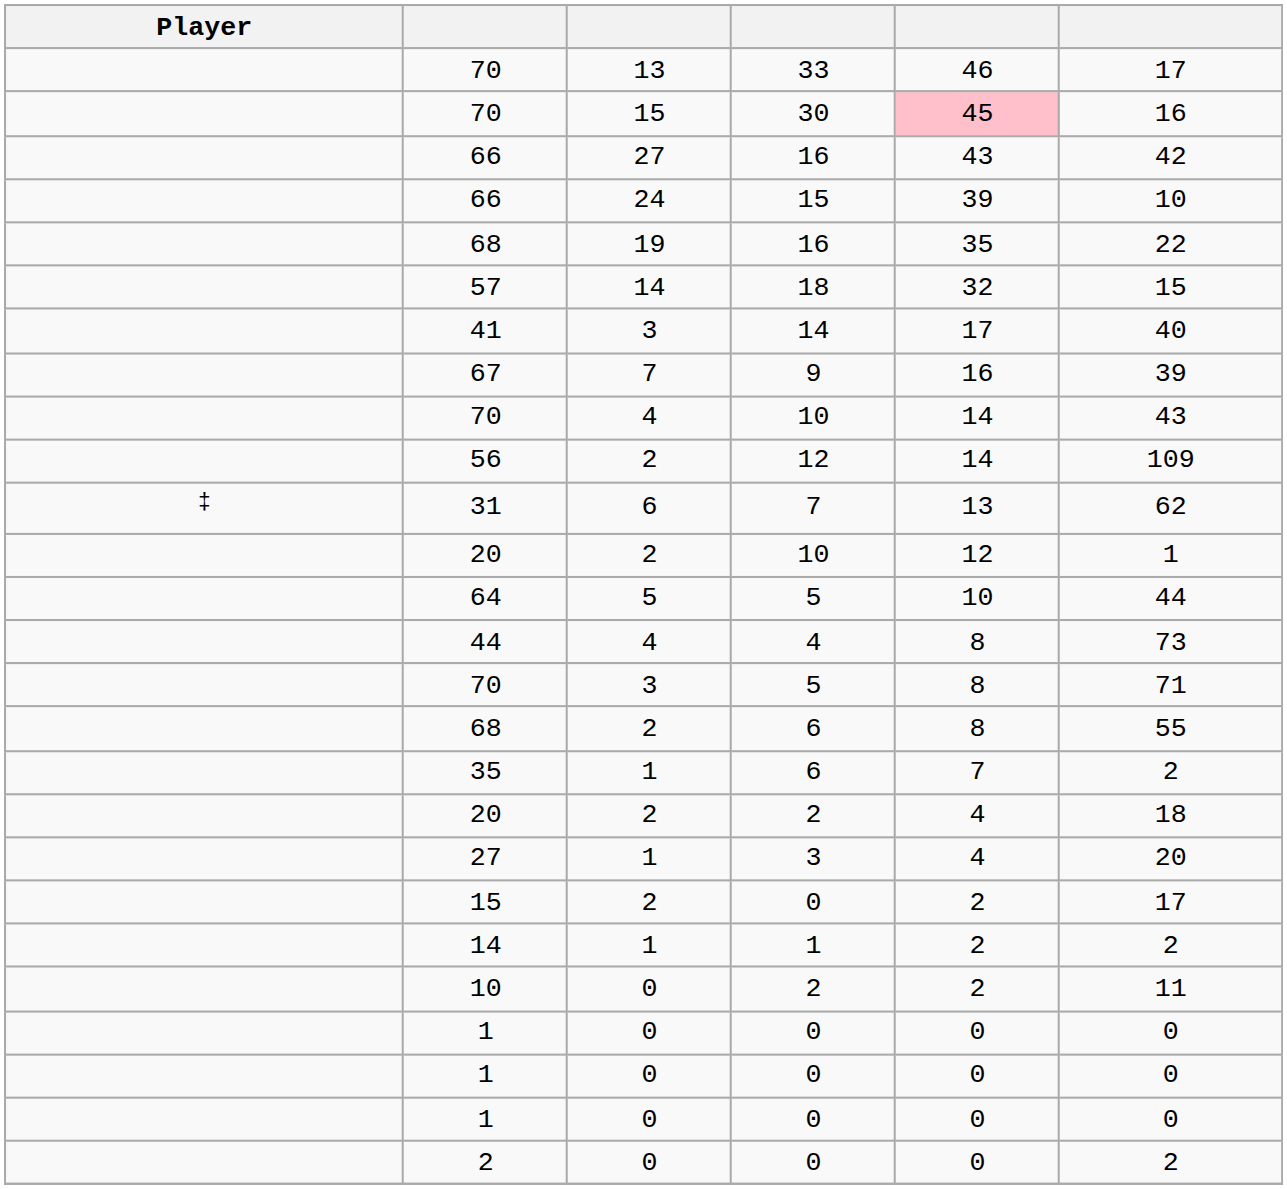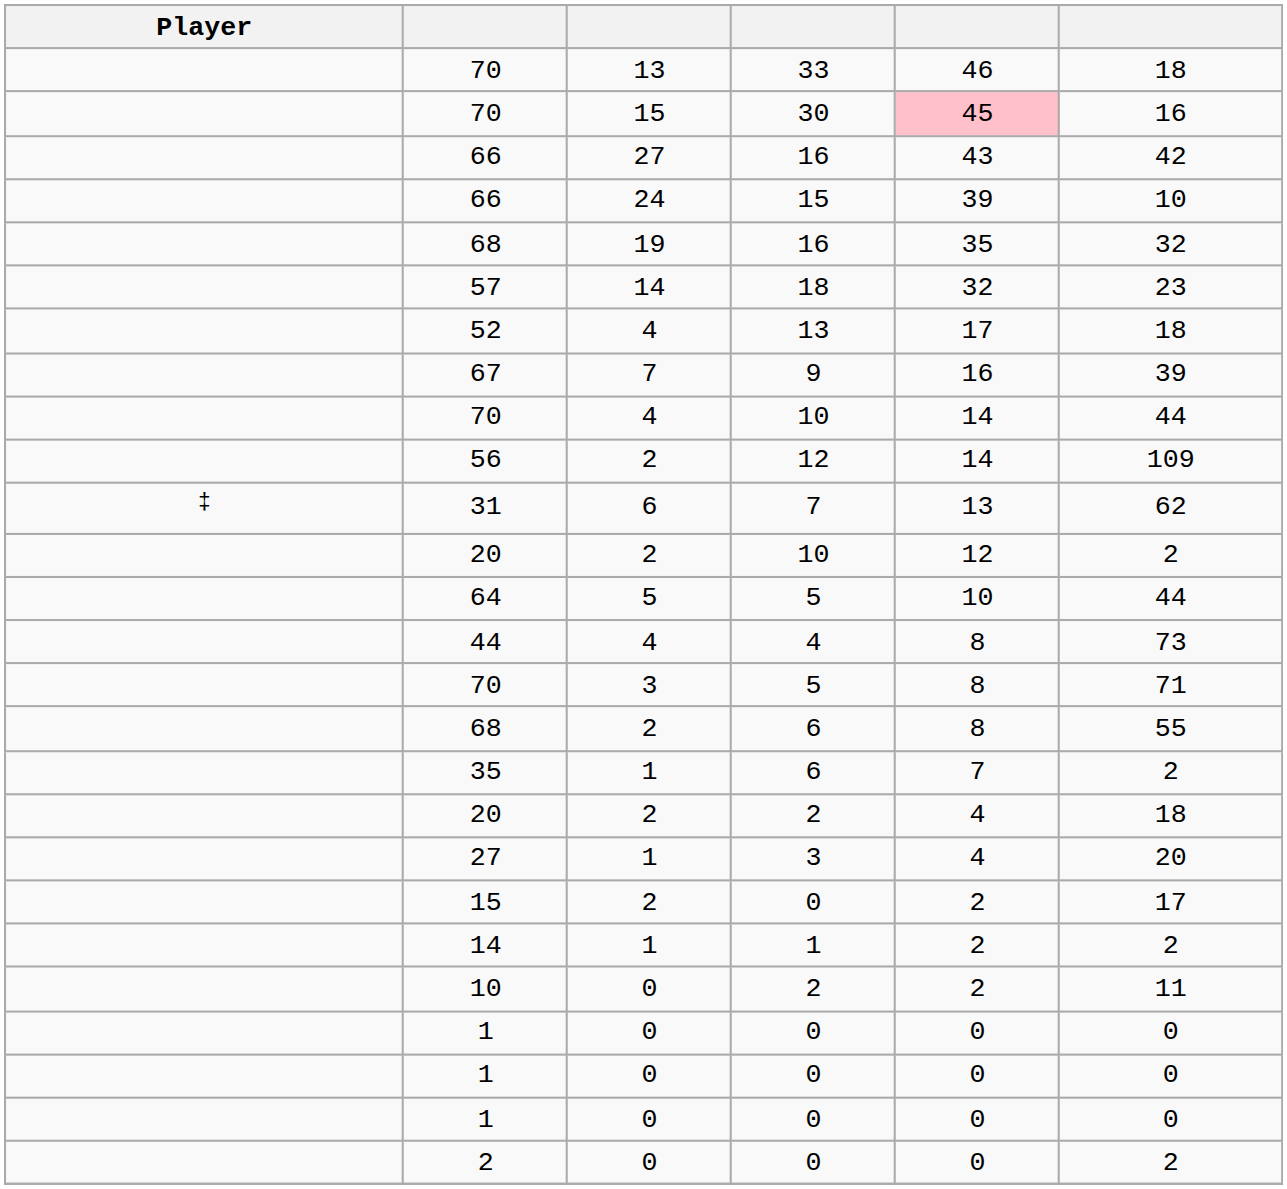(1171, 70) 17 -> (1171, 70) 18
(1171, 244) 22 -> (1171, 244) 32
(1171, 287) 15 -> (1171, 287) 23
+ row: (486, 331)
- row: (486, 331)
(1171, 418) 43 -> (1171, 418) 44
(1171, 555) 1 -> (1171, 555) 2
